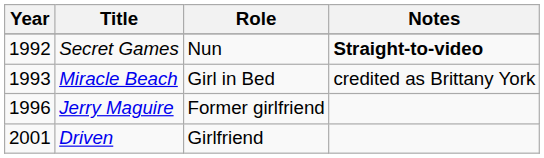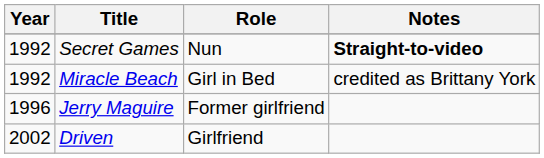(30, 78) 1993 -> (30, 78) 1992
(30, 138) 2001 -> (30, 138) 2002
